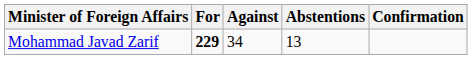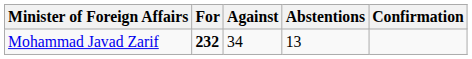(207, 41) 229 -> (207, 41) 232
